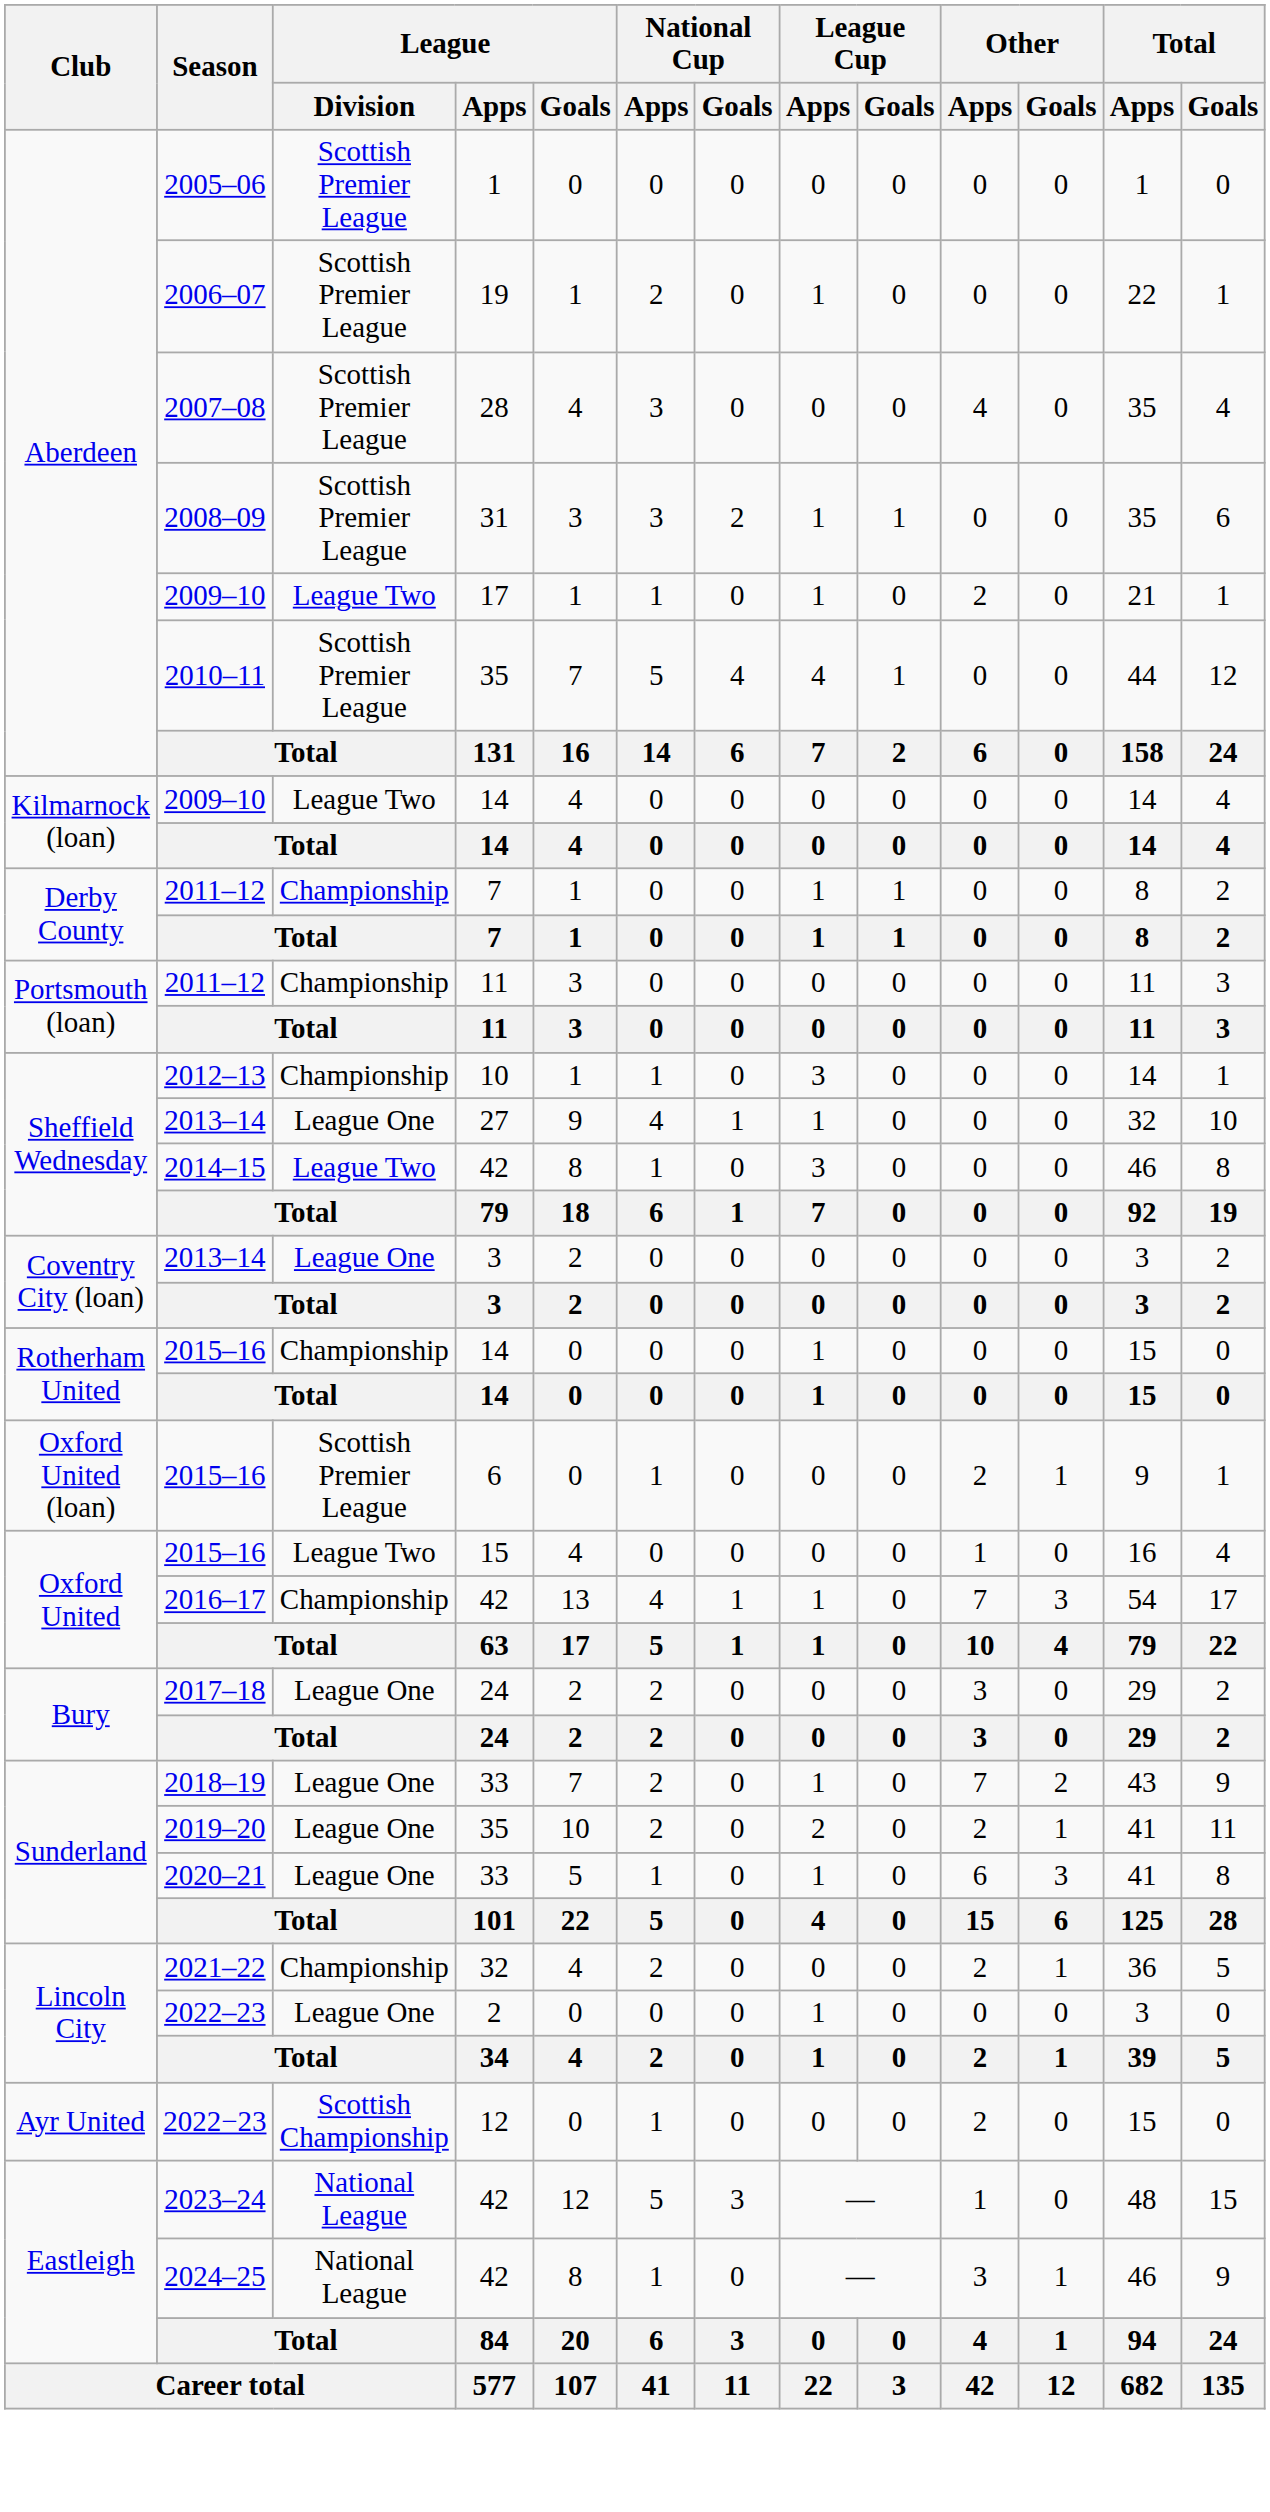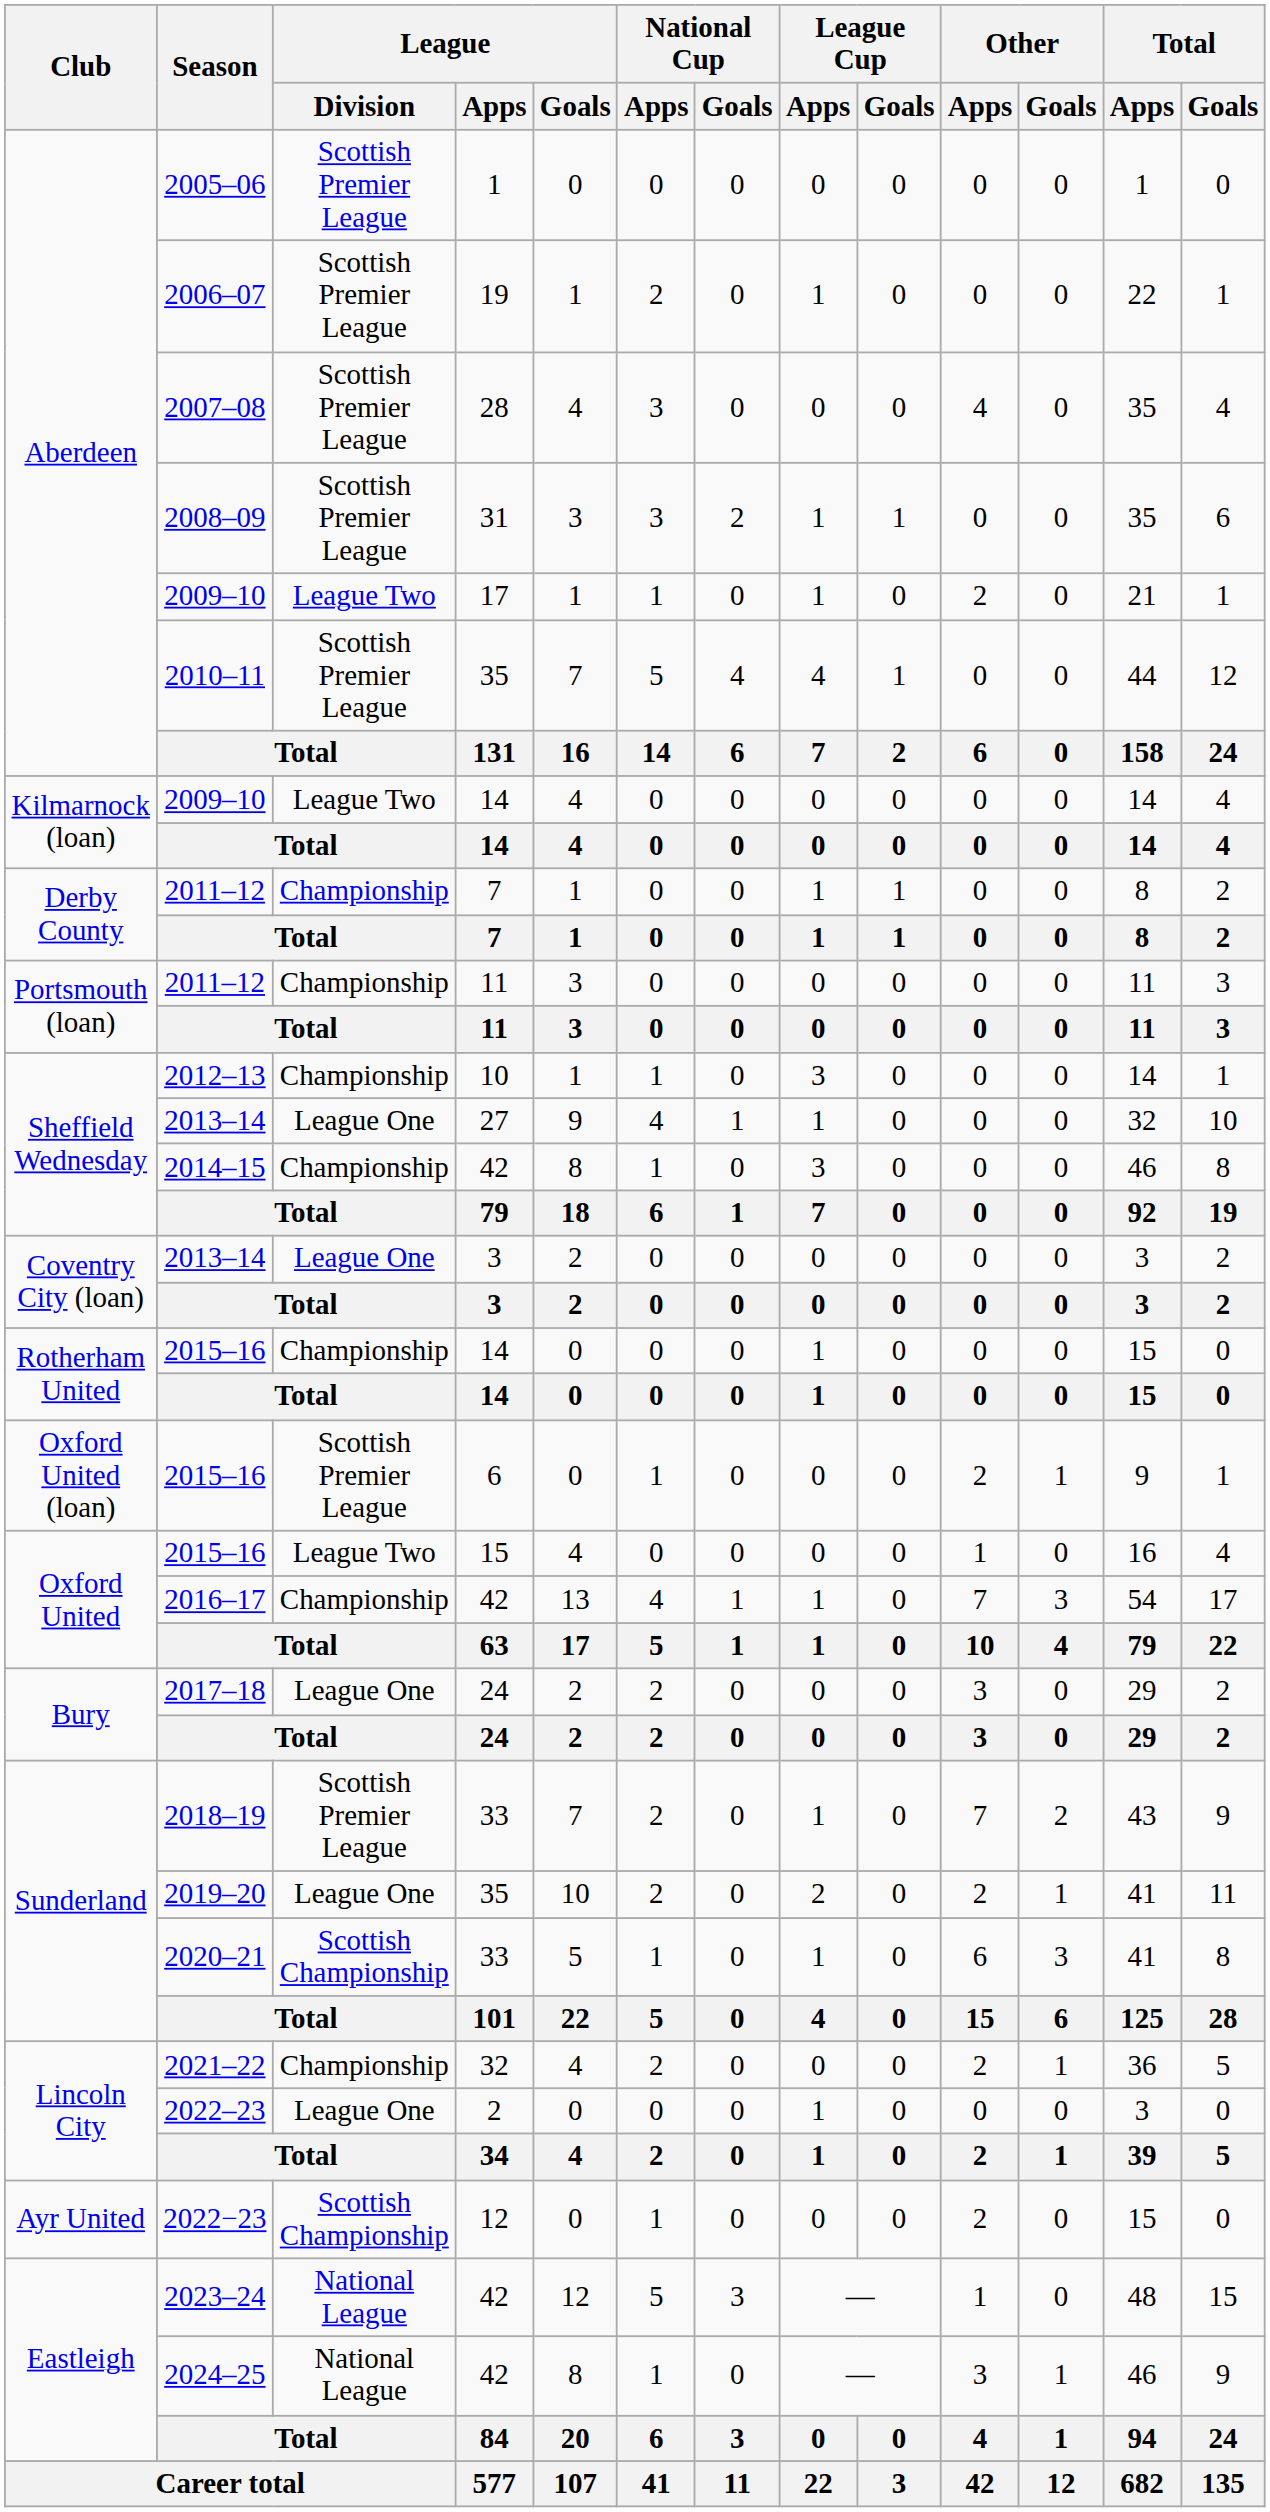(364, 1166) League Two -> (364, 1166) Championship
(364, 1782) League One -> (364, 1815) Scottish Premier League
(364, 1874) League One -> (364, 1956) Scottish Championship
